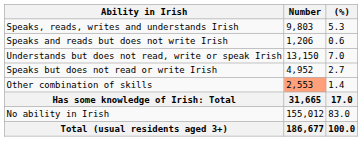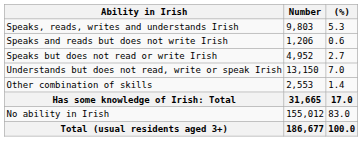rows swapped: (112, 70) <-> (144, 56)
(300, 85) lightsalmon background -> (300, 85) no background
